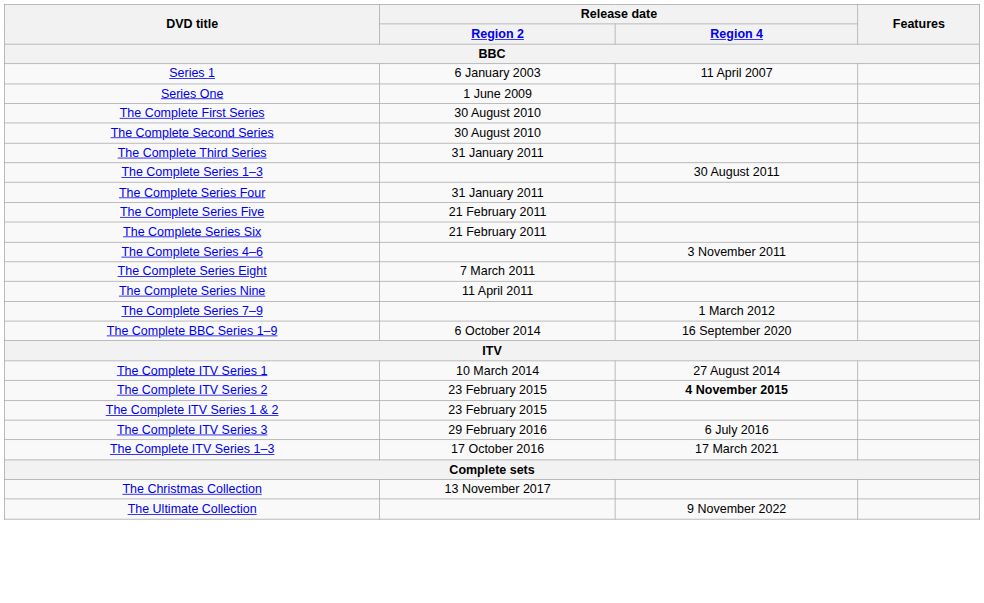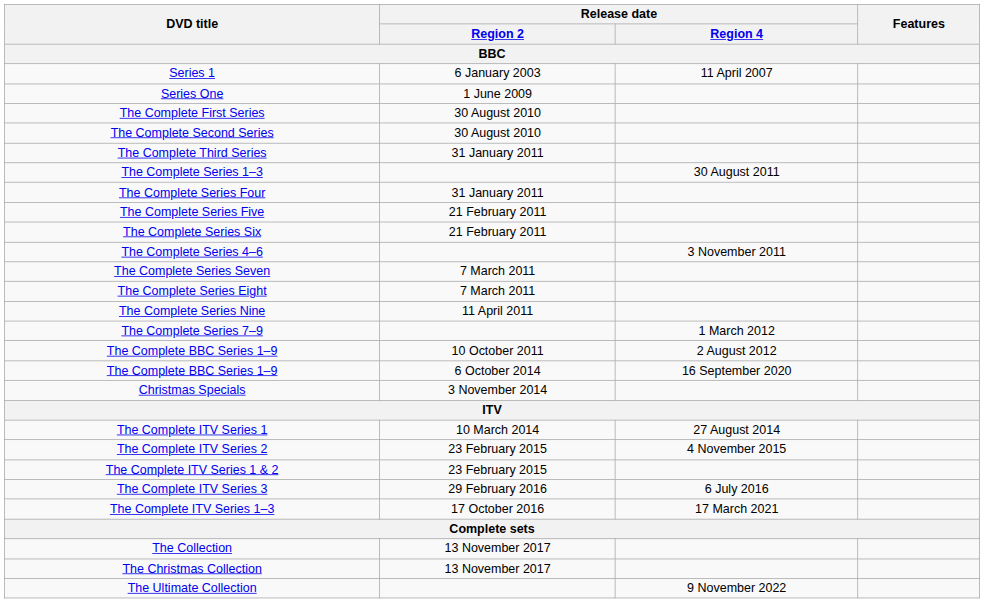+ row: (192, 271)
+ row: (192, 350)
+ row: (192, 390)
(737, 390) bold -> (737, 449) normal
+ row: (192, 548)
